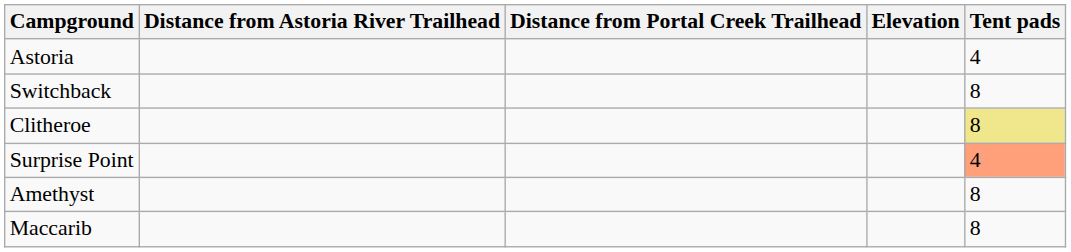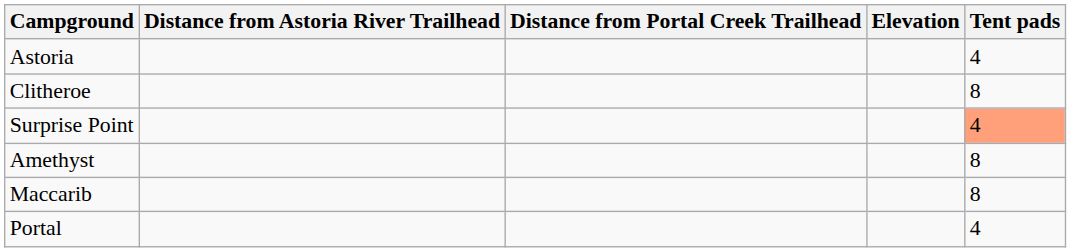- row: (60, 90)
(975, 125) khaki background -> (975, 90) no background
+ row: (36, 228)
